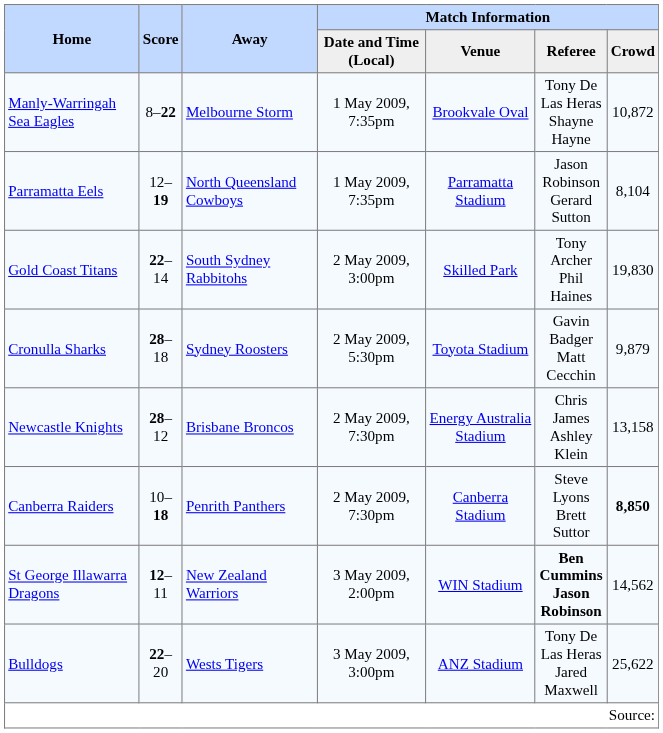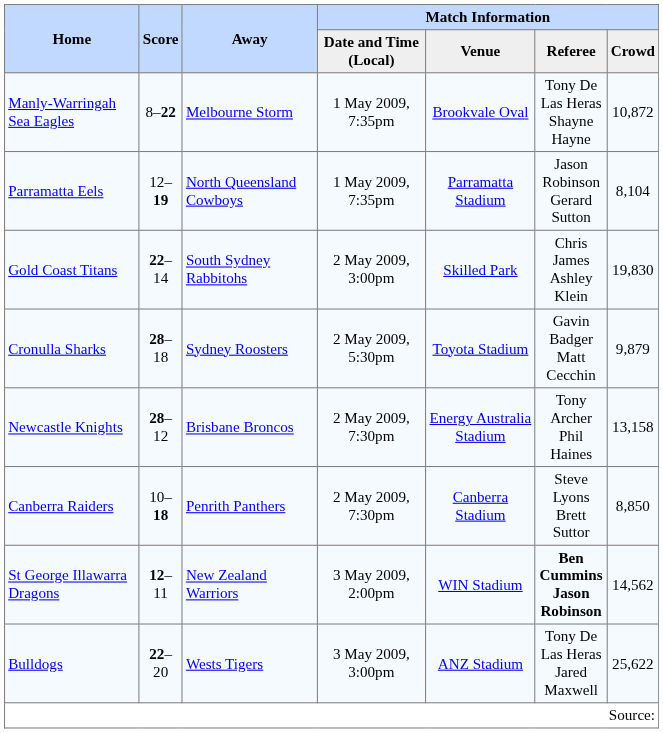(571, 269) Tony Archer Phil Haines -> (571, 269) Chris James Ashley Klein
(571, 427) Chris James Ashley Klein -> (571, 427) Tony Archer Phil Haines
(633, 505) bold -> (633, 505) normal
